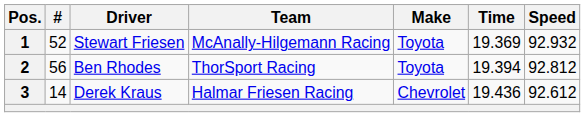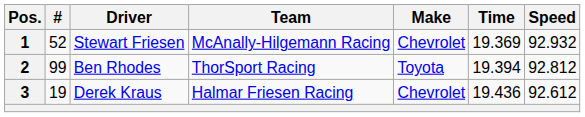(421, 42) Toyota -> (431, 42) Chevrolet
(58, 67) 56 -> (58, 67) 99
(58, 92) 14 -> (58, 92) 19
